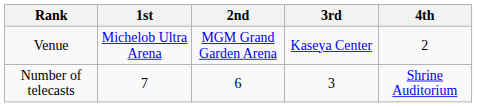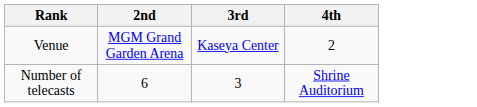- column: (145, 15)
